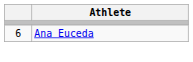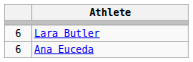+ row: (67, 33)
